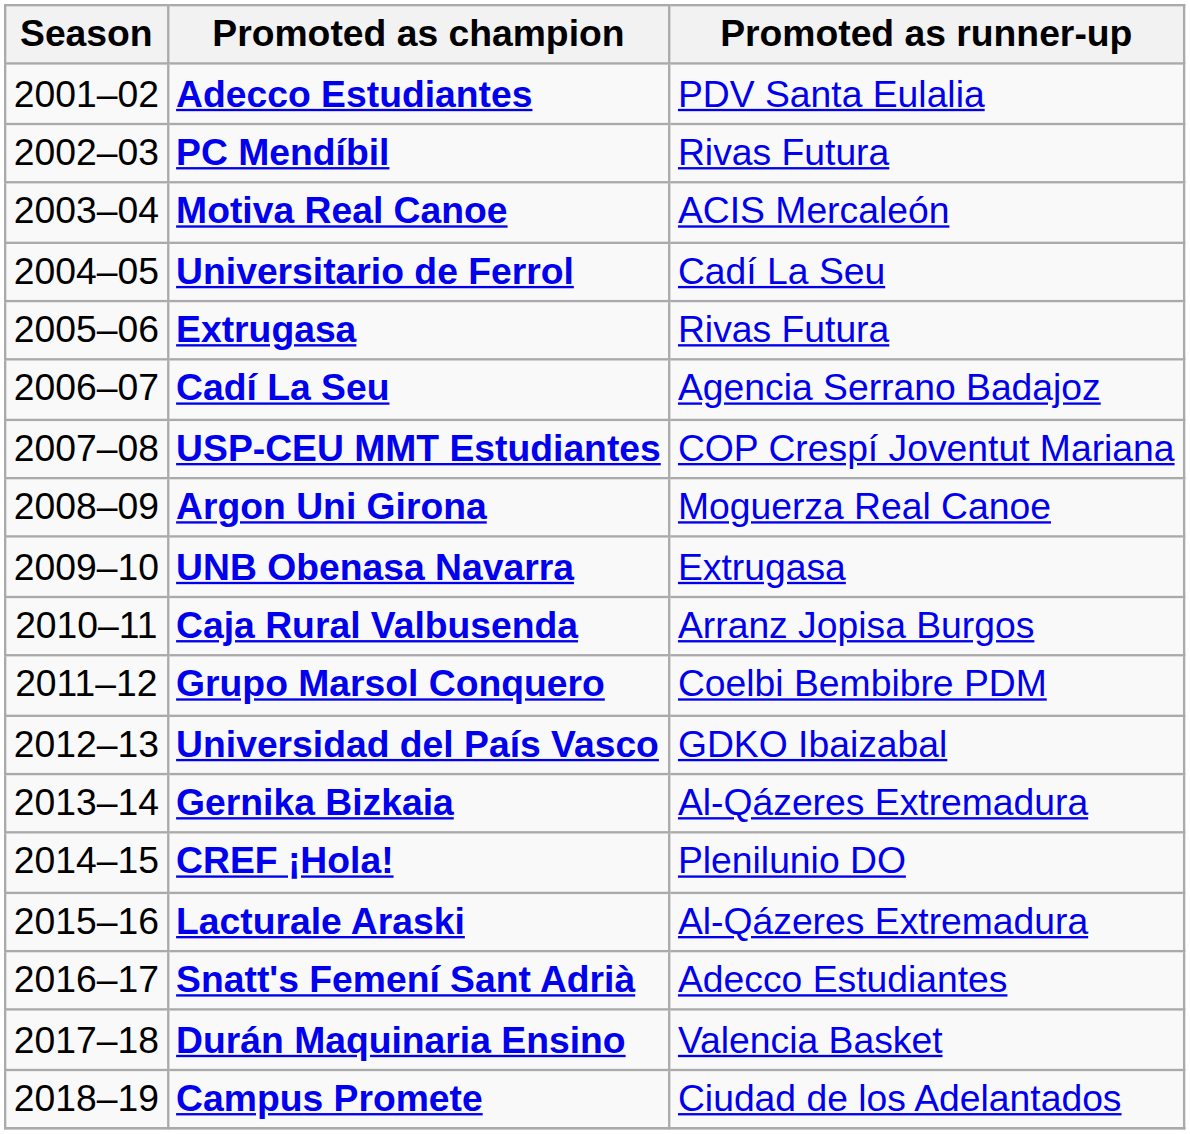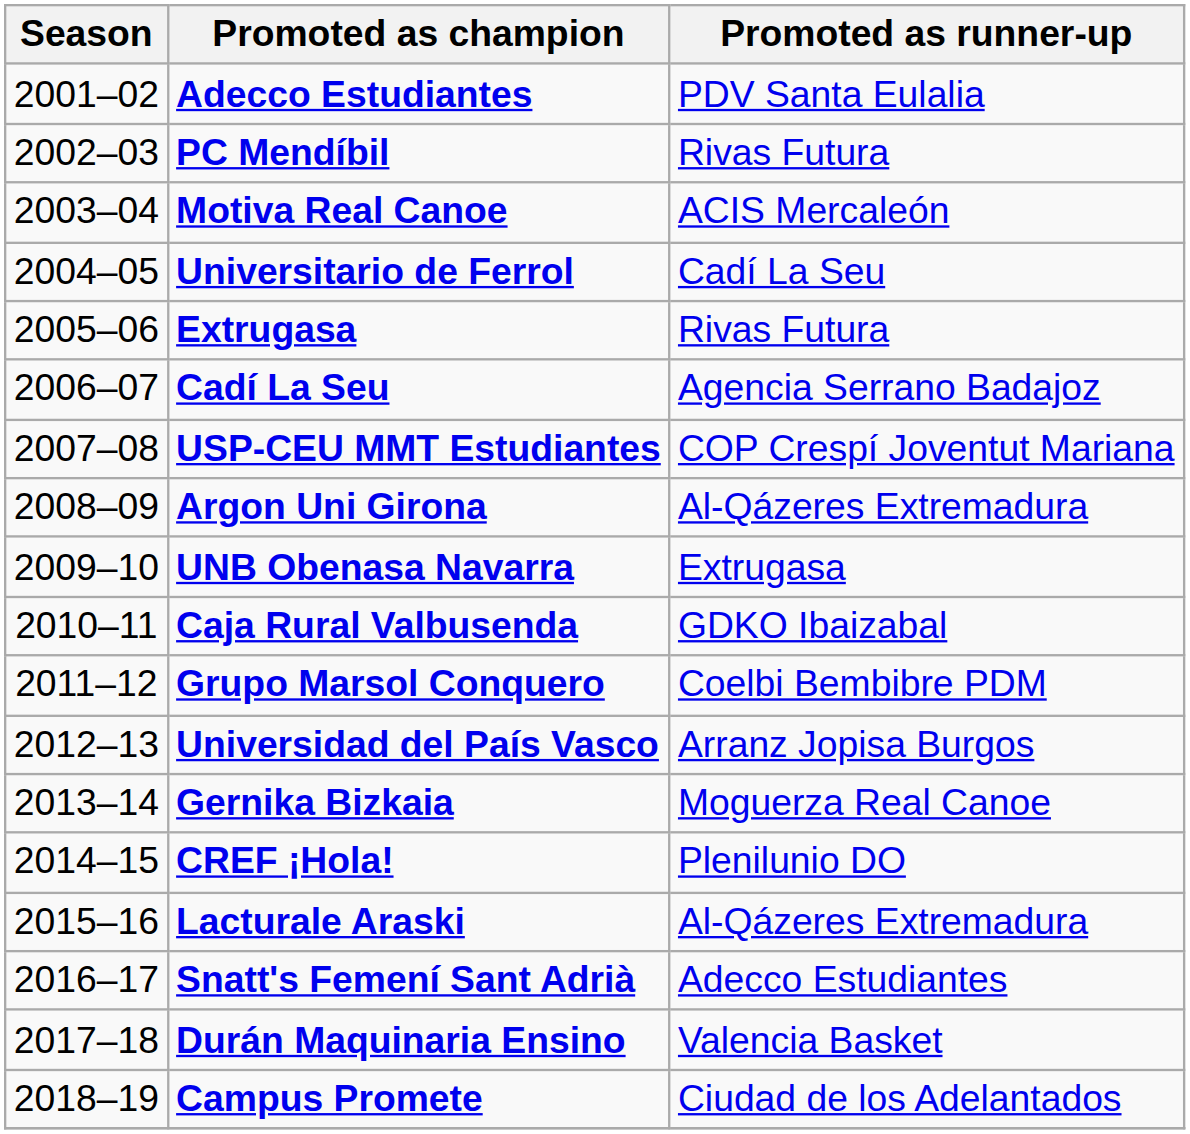(864, 507) Moguerza Real Canoe -> (883, 507) Al-Qázeres Extremadura
(856, 625) Arranz Jopisa Burgos -> (813, 625) GDKO Ibaizabal
(813, 743) GDKO Ibaizabal -> (856, 743) Arranz Jopisa Burgos
(883, 802) Al-Qázeres Extremadura -> (864, 802) Moguerza Real Canoe
